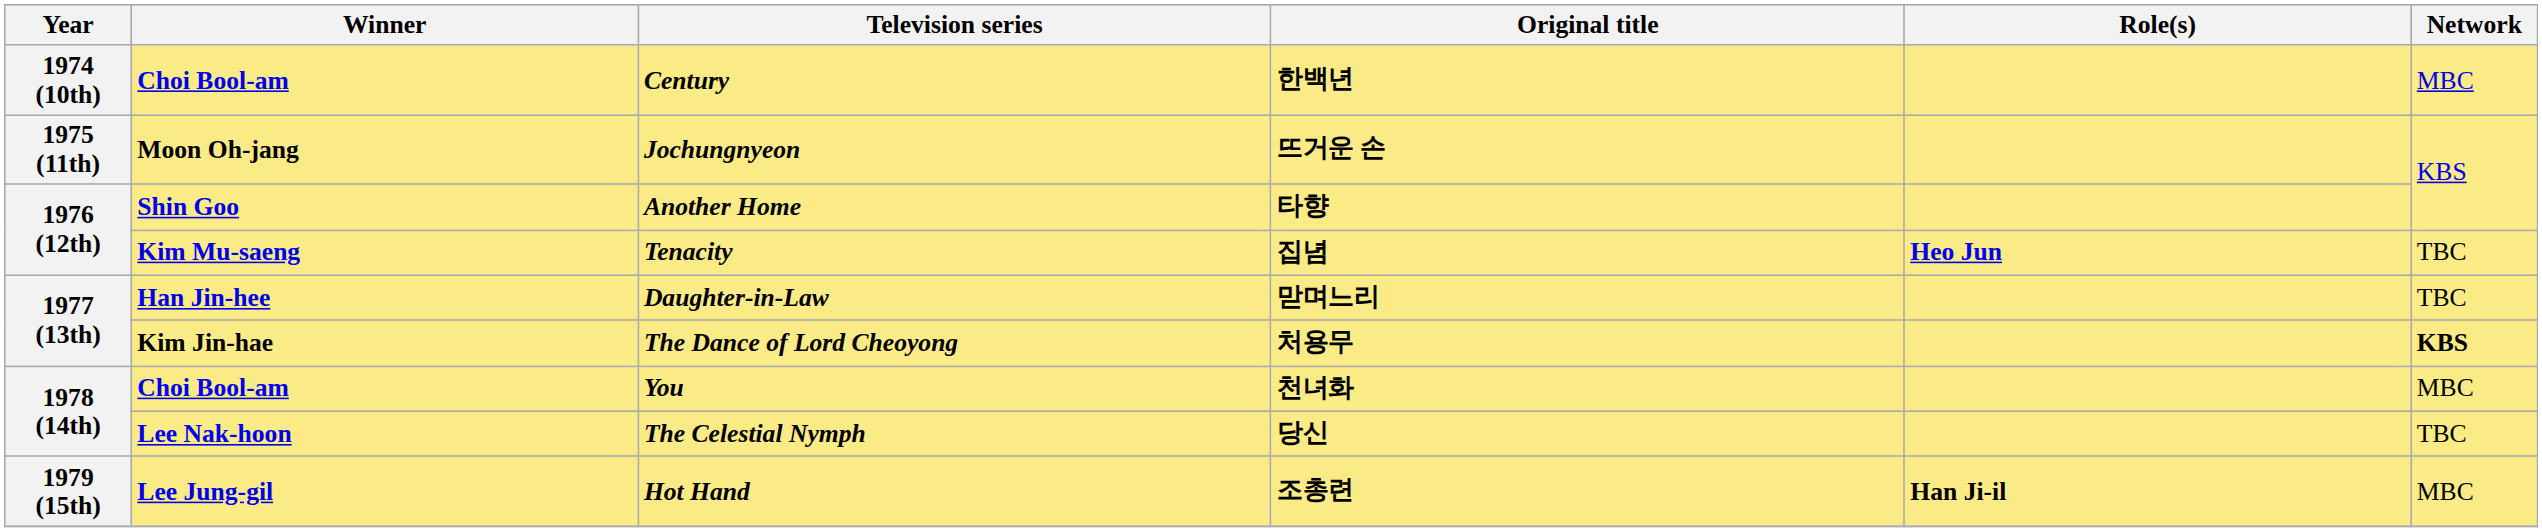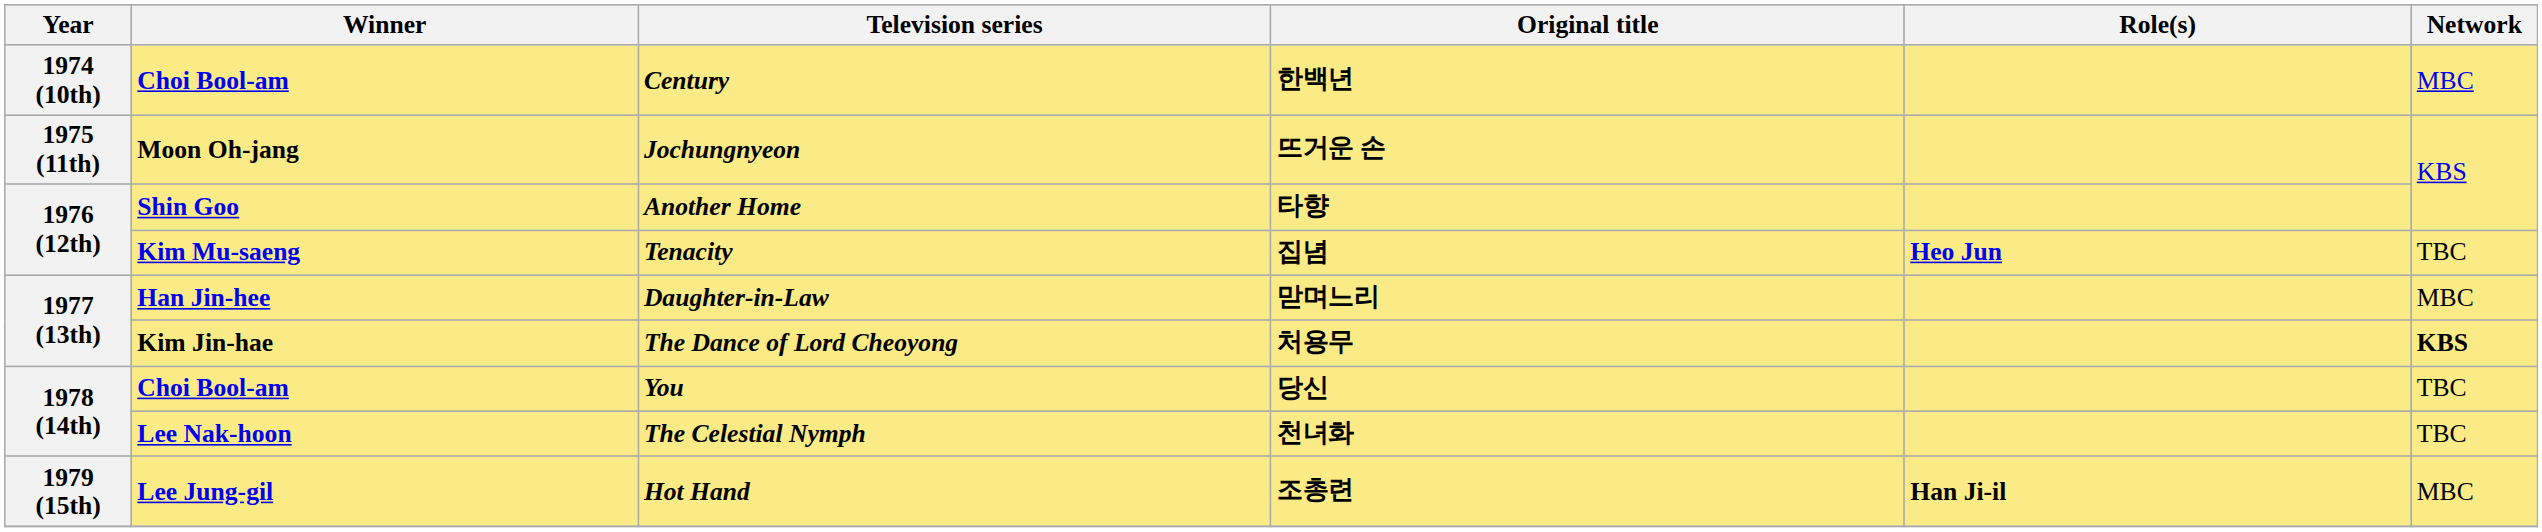(2442, 297) TBC -> (2445, 297) MBC
(1315, 387) 천녀화 -> (1303, 387) 당신
(2445, 388) MBC -> (2442, 388) TBC
(1303, 432) 당신 -> (1315, 432) 천녀화
